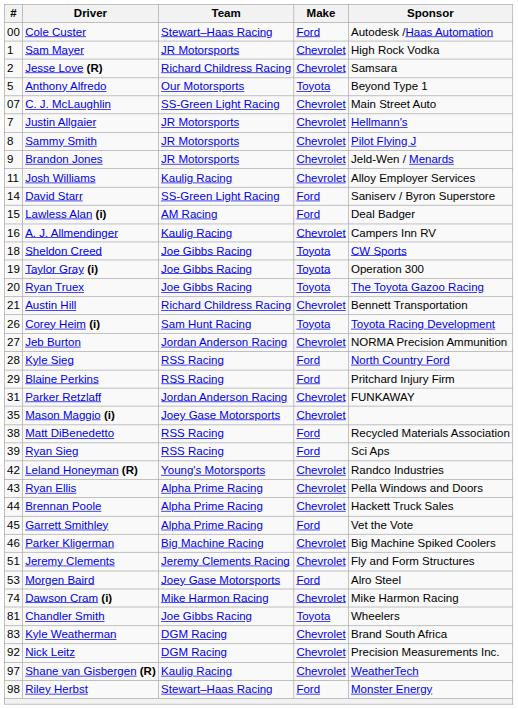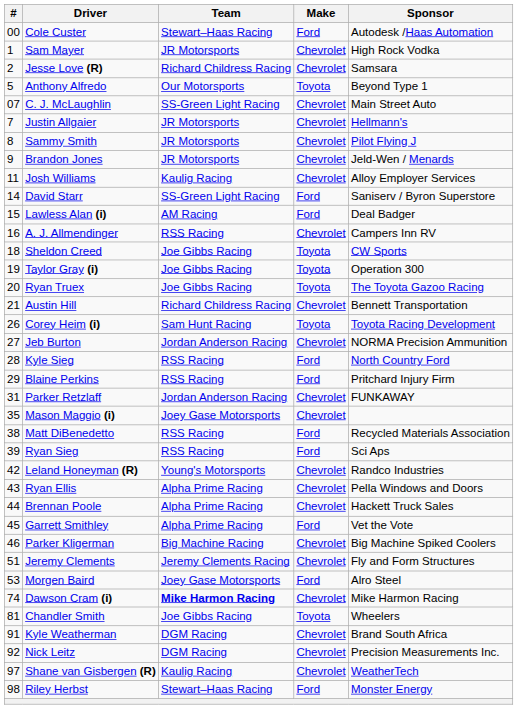(197, 232) Kaulig Racing -> (192, 232) RSS Racing
(215, 598) normal -> (218, 598) bold
(13, 634) 83 -> (13, 634) 91
